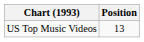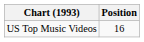(119, 28) 13 -> (119, 28) 16
